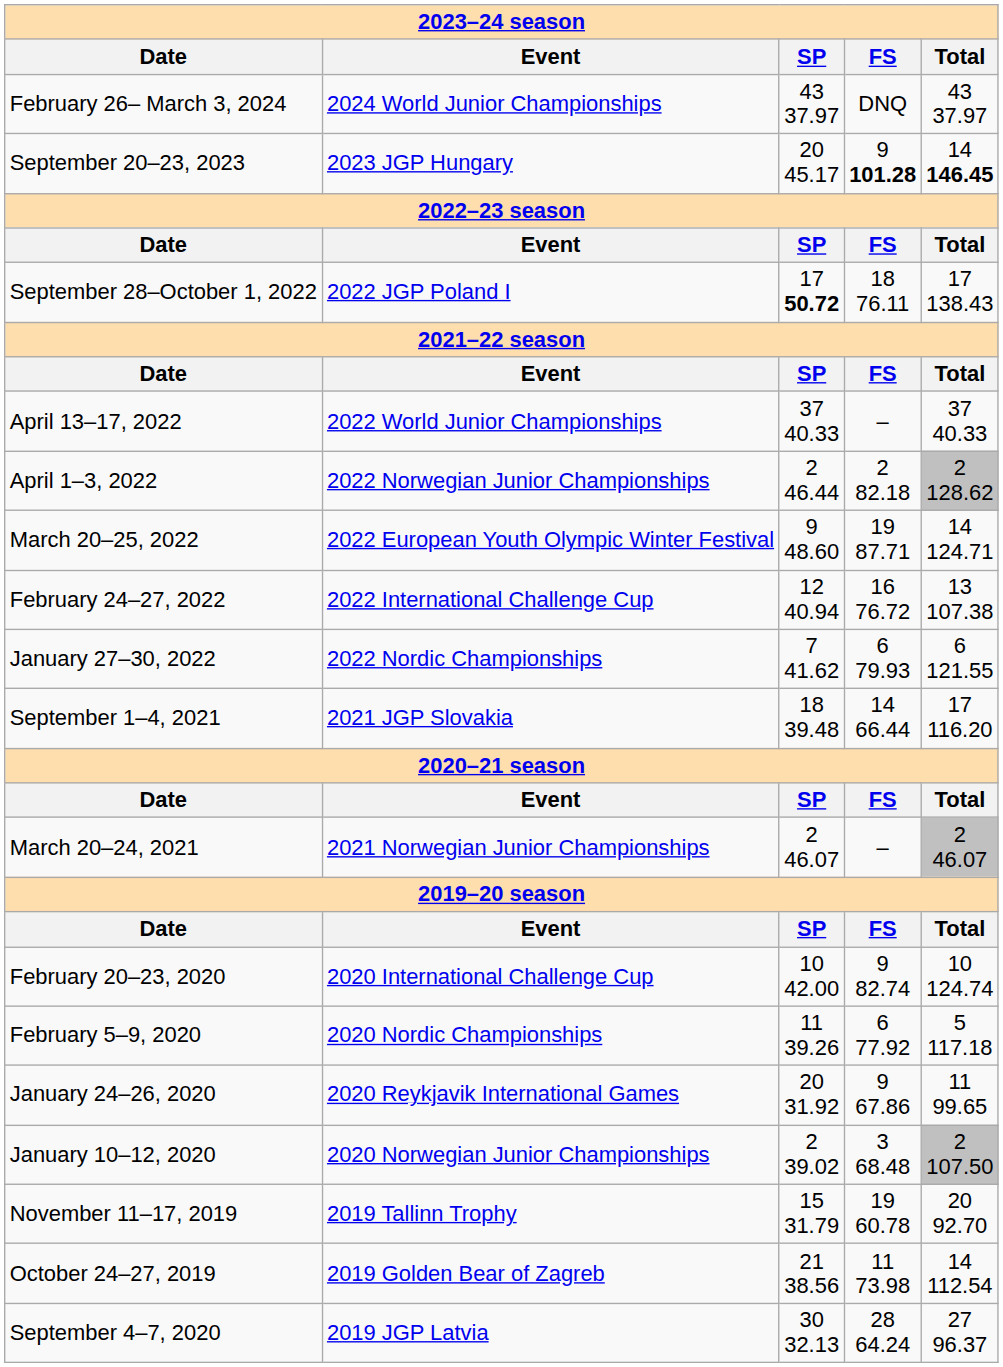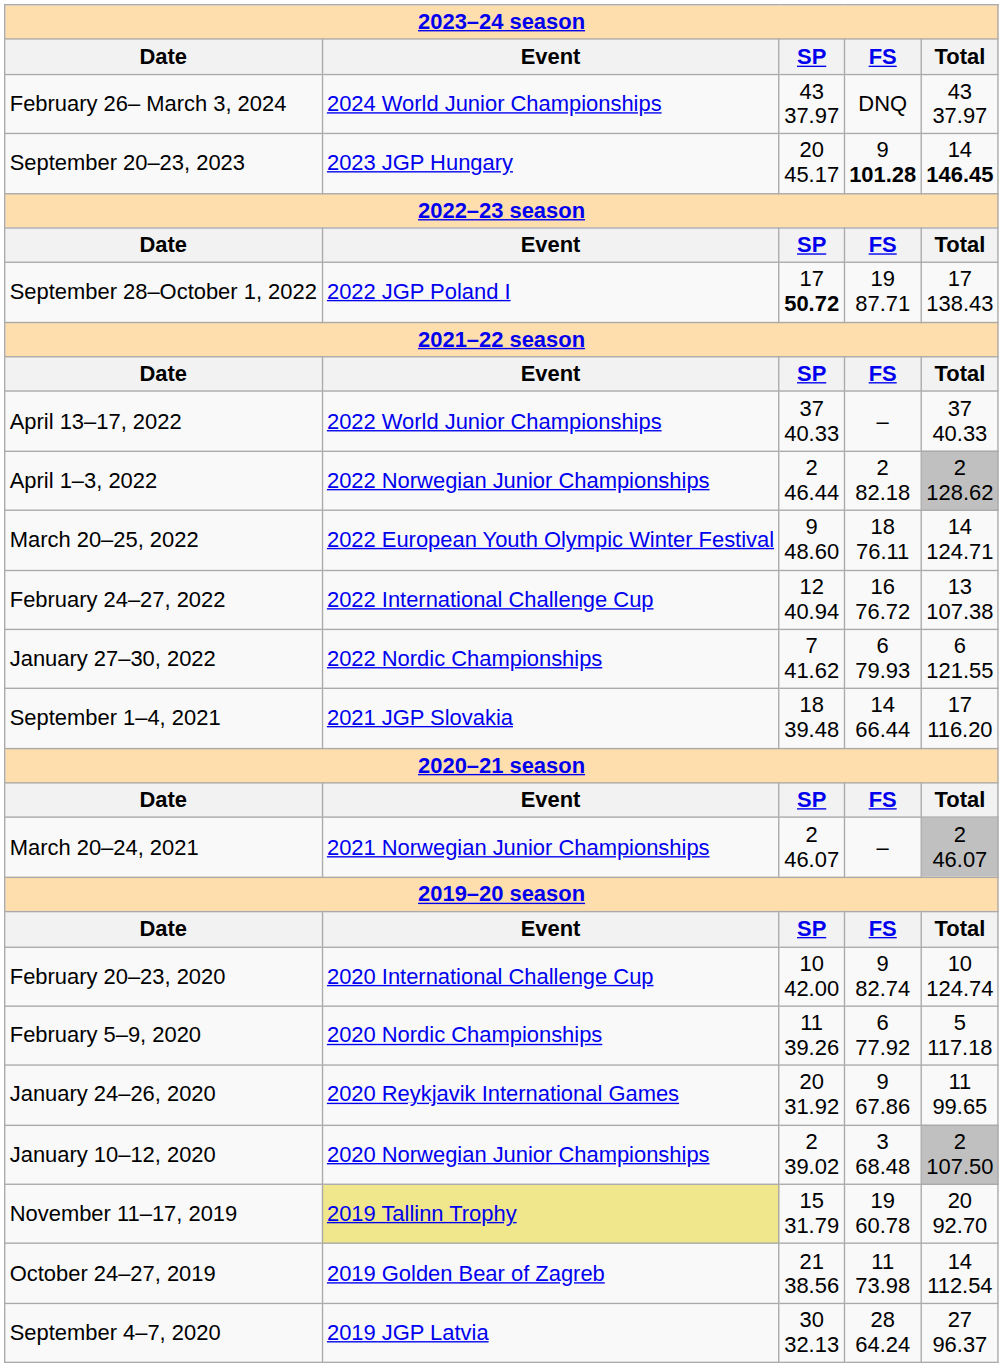(883, 292) 18 76.11 -> (883, 292) 19 87.71
(883, 539) 19 87.71 -> (883, 539) 18 76.11
(422, 1213) no background -> (422, 1213) khaki background
